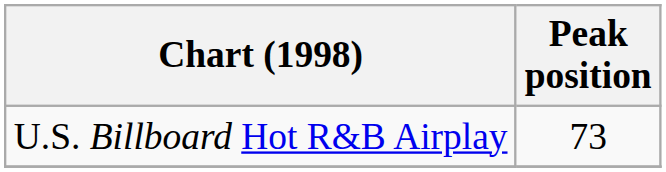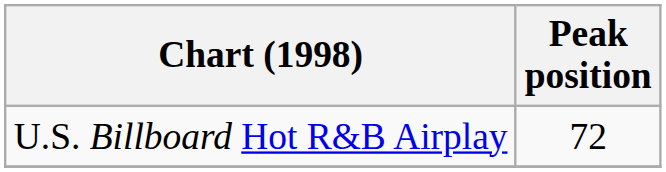(588, 135) 73 -> (588, 135) 72
